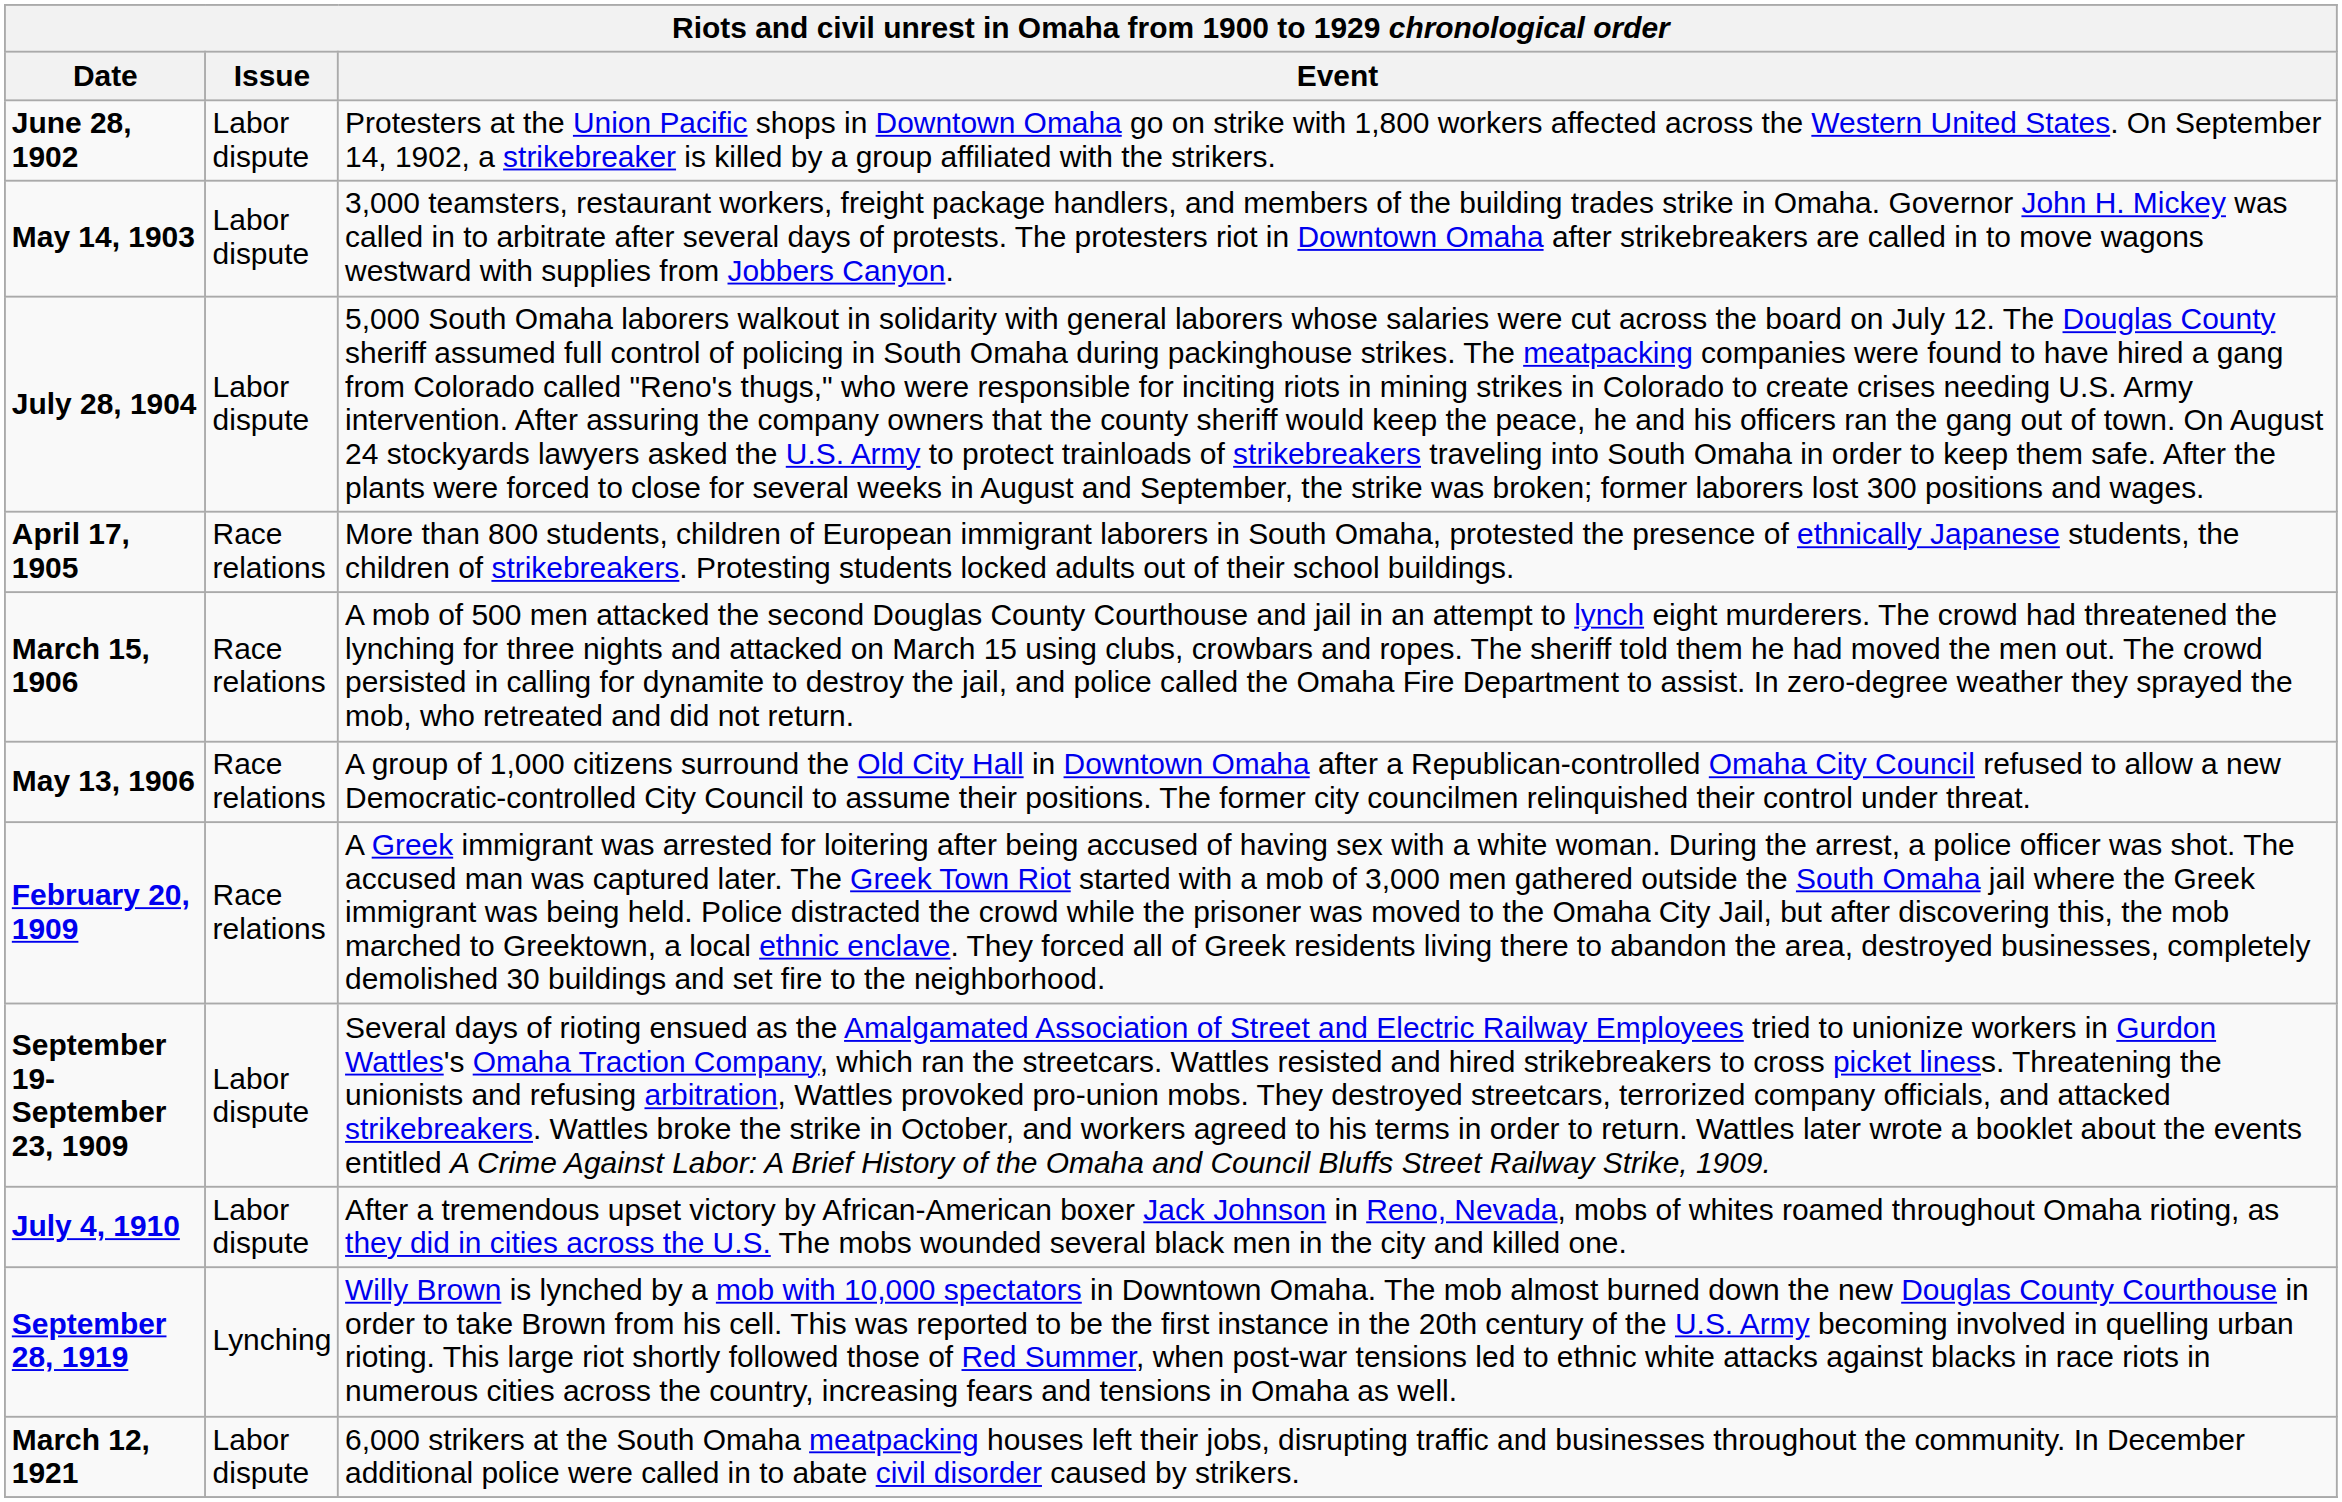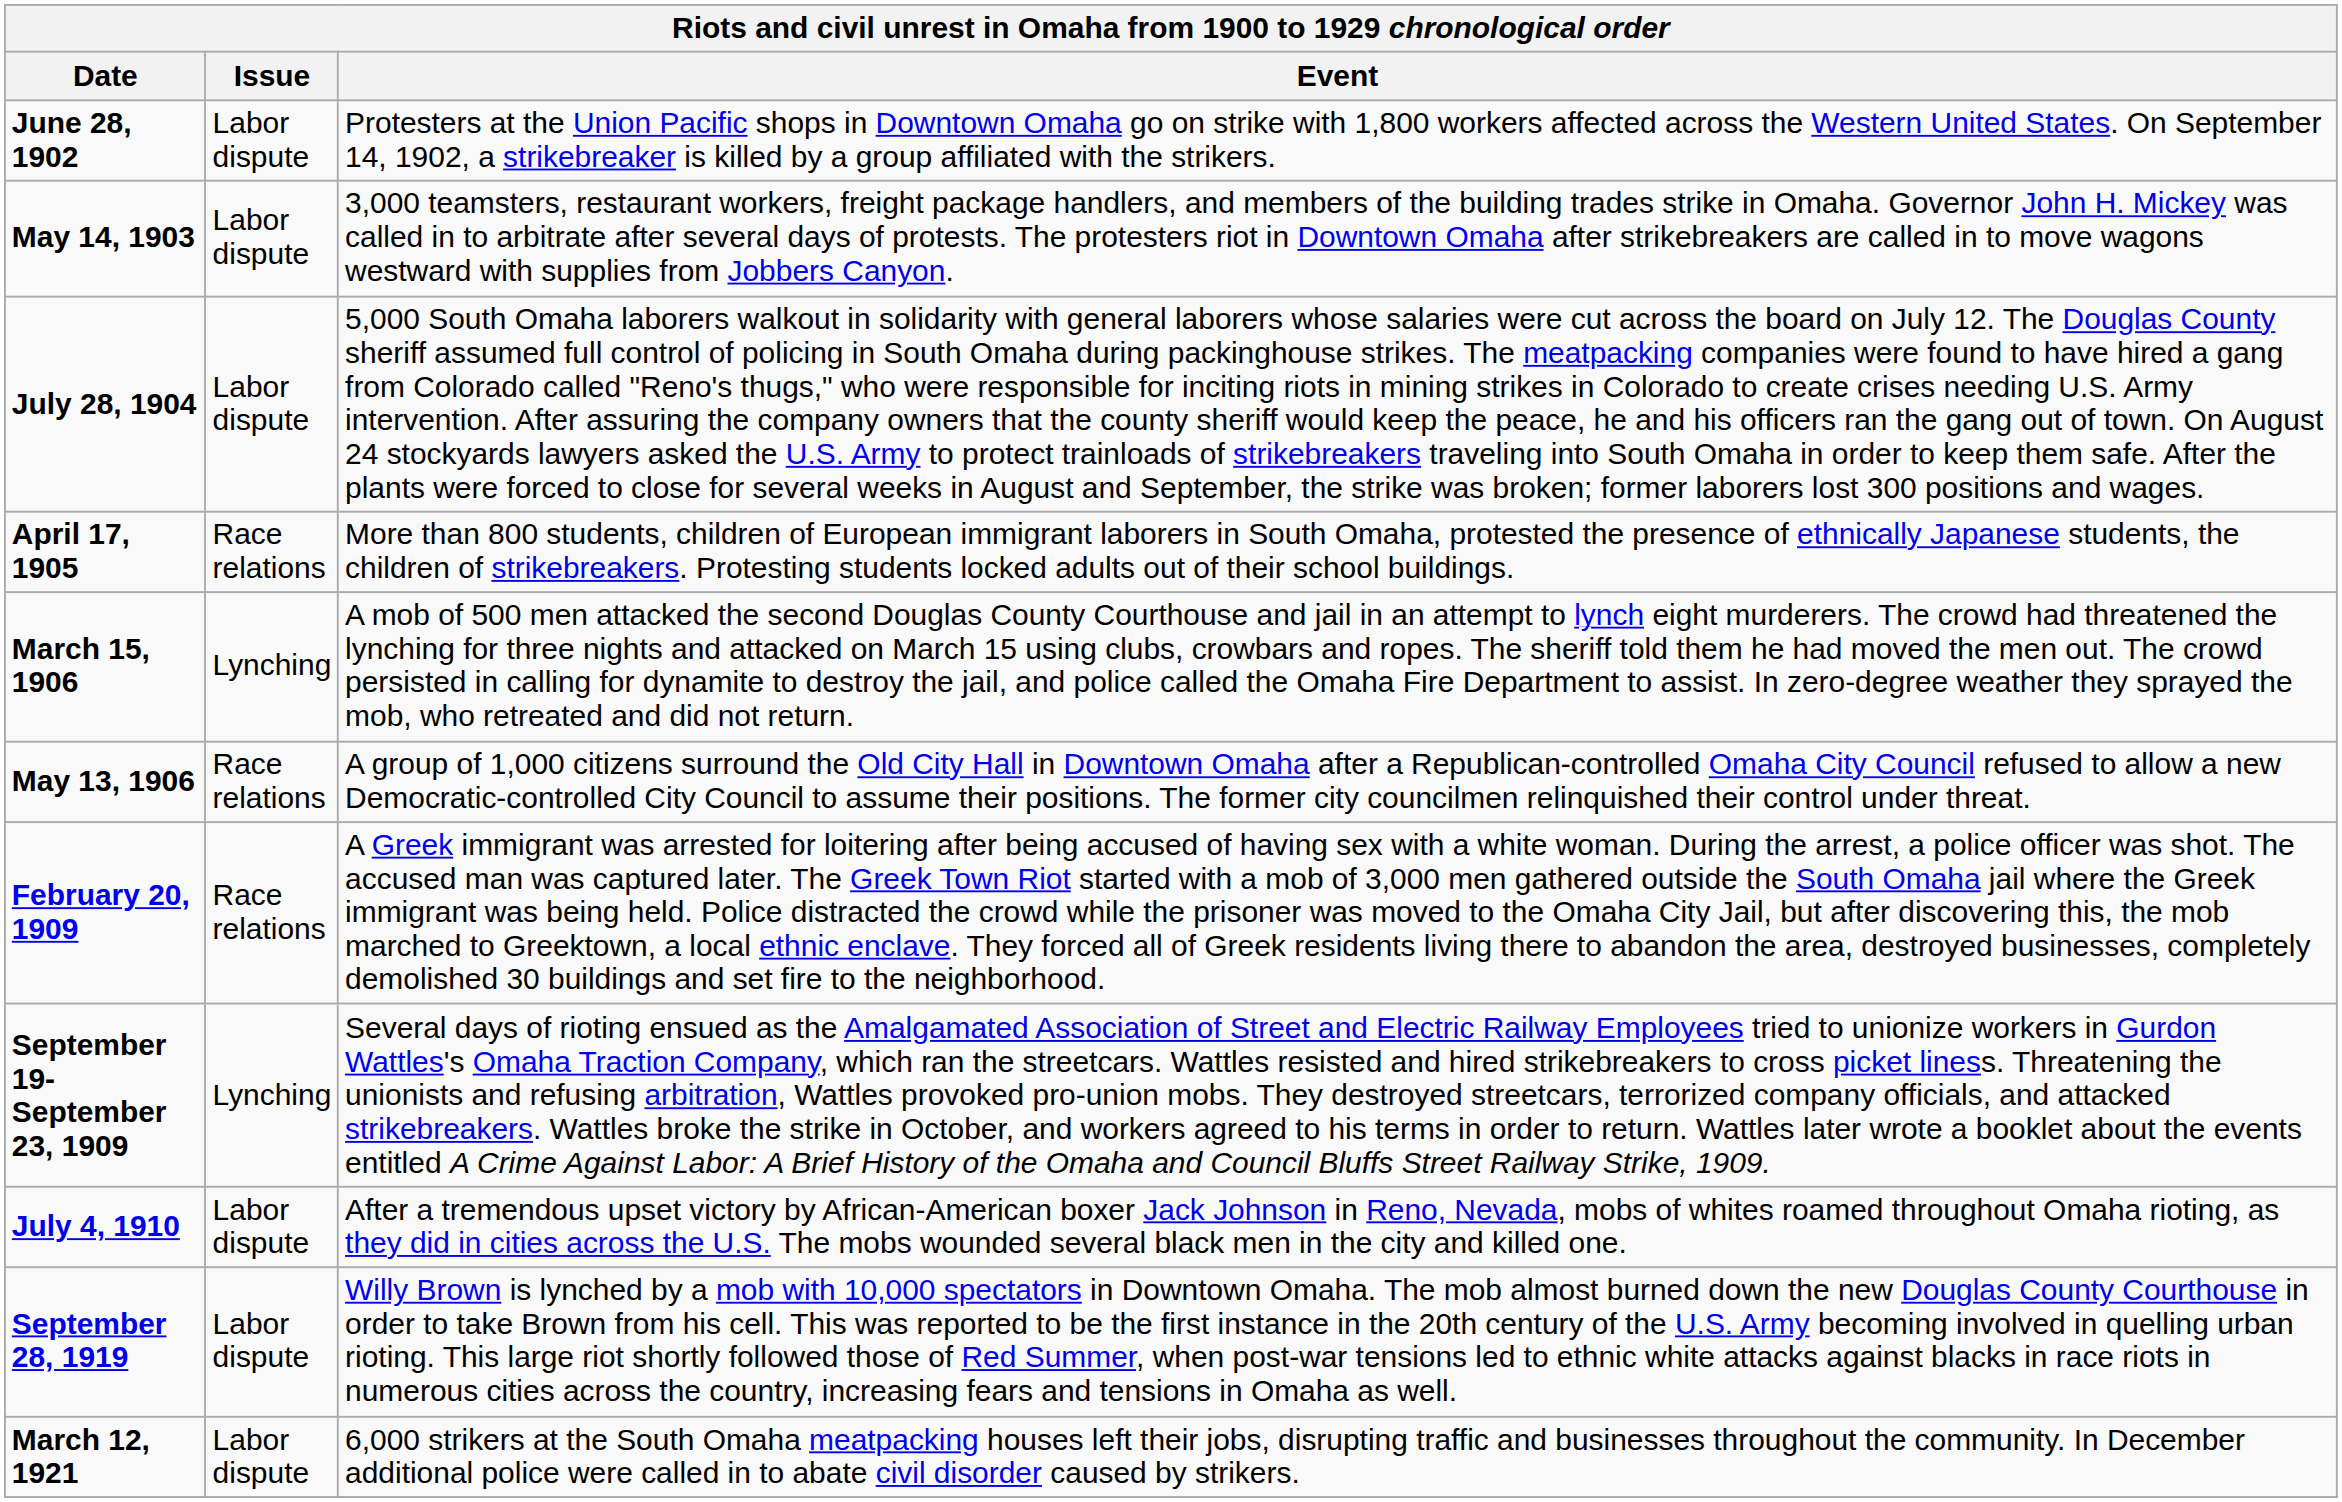(269, 666) Race relations -> (272, 666) Lynching
(261, 1094) Labor dispute -> (272, 1094) Lynching
(272, 1341) Lynching -> (261, 1341) Labor dispute
